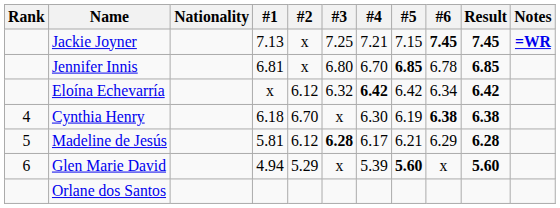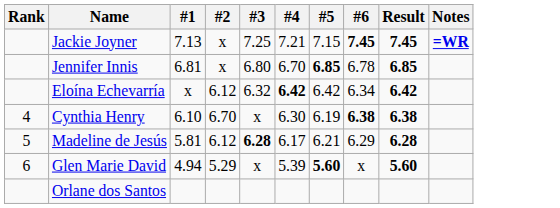- column: (212, 16)
(270, 116) 6.18 -> (188, 116) 6.10
